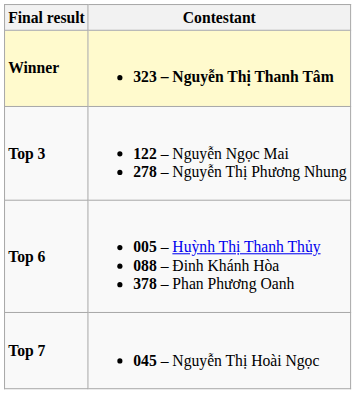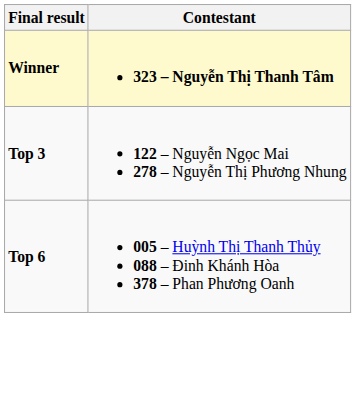- row: (27, 350)
